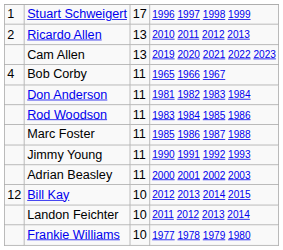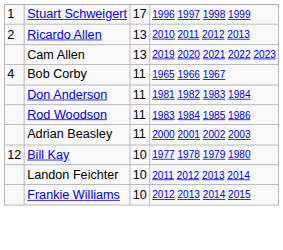- row: (61, 134)
- row: (65, 154)
(201, 195) 2012 2013 2014 2015 -> (201, 155) 1977 1978 1979 1980
(201, 235) 1977 1978 1979 1980 -> (201, 195) 2012 2013 2014 2015
